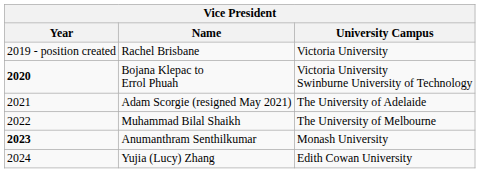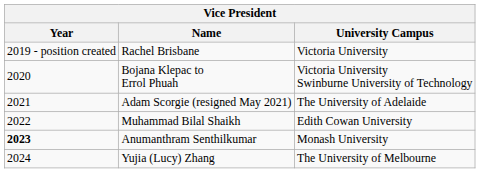(19, 76) bold -> (19, 76) normal
(367, 121) The University of Melbourne -> (355, 121) Edith Cowan University
(355, 158) Edith Cowan University -> (367, 158) The University of Melbourne
